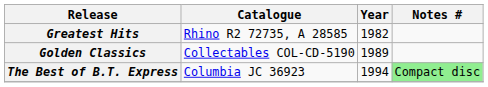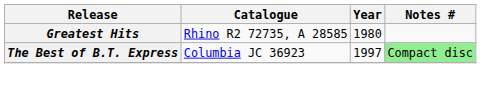(375, 33) 1982 -> (368, 33) 1980
- row: (93, 53)
(375, 72) 1994 -> (368, 53) 1997
